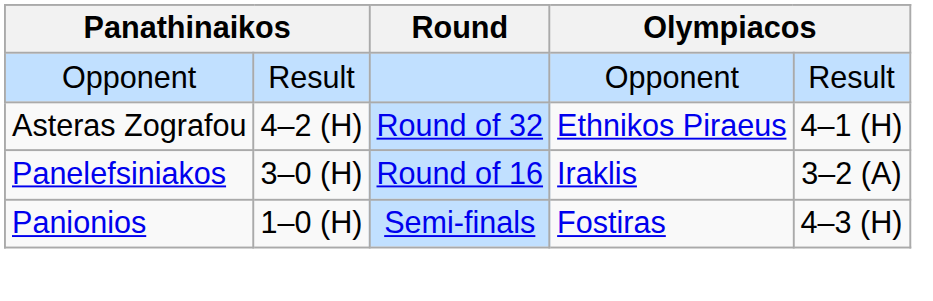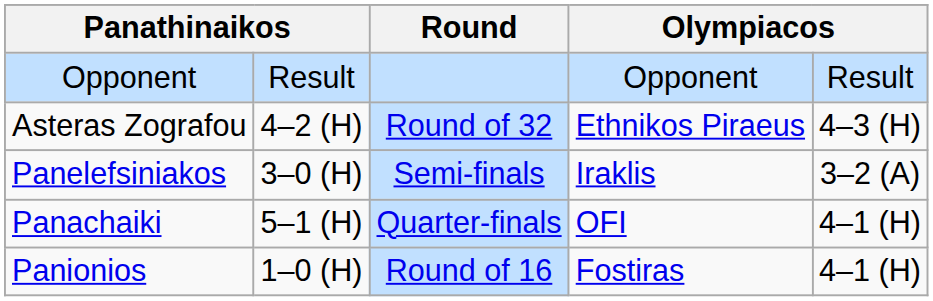(851, 125) 4–1 (H) -> (870, 125) 4–3 (H)
(460, 174) Round of 16 -> (469, 174) Semi-finals
+ row: (87, 222)
(460, 222) Semi-finals -> (469, 271) Round of 16
(851, 222) 4–3 (H) -> (870, 271) 4–1 (H)
